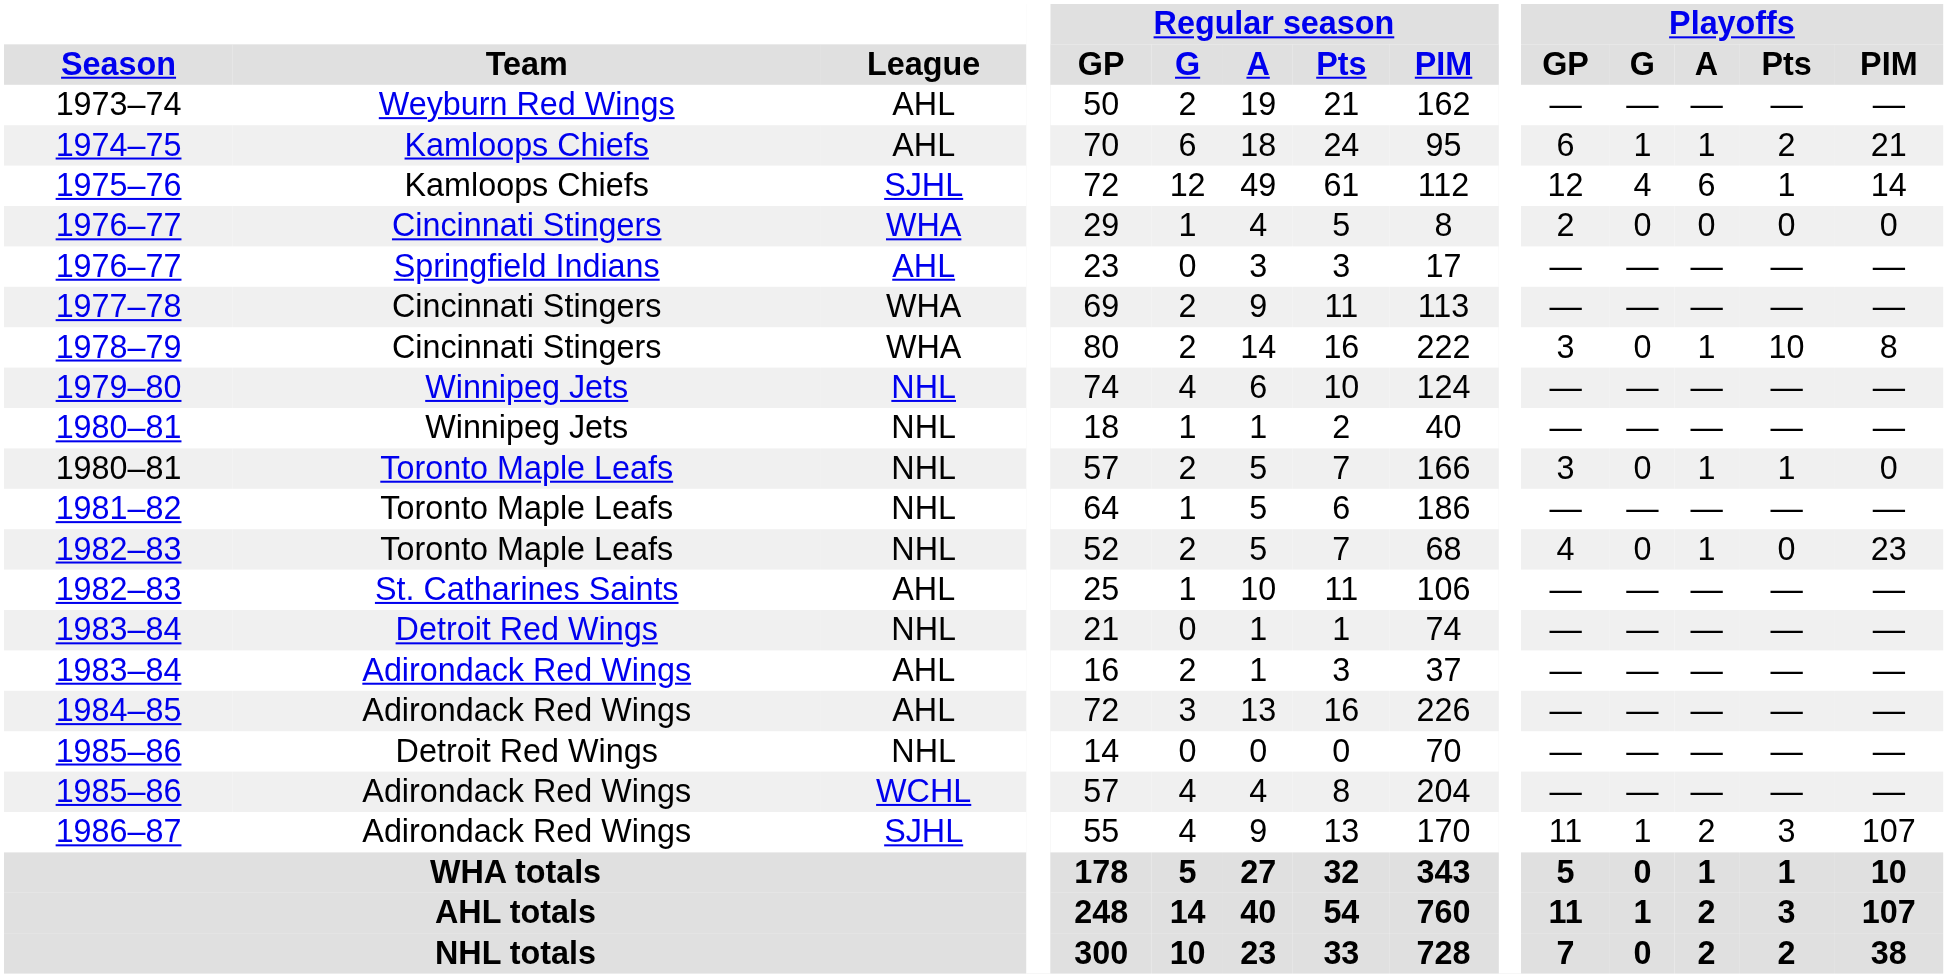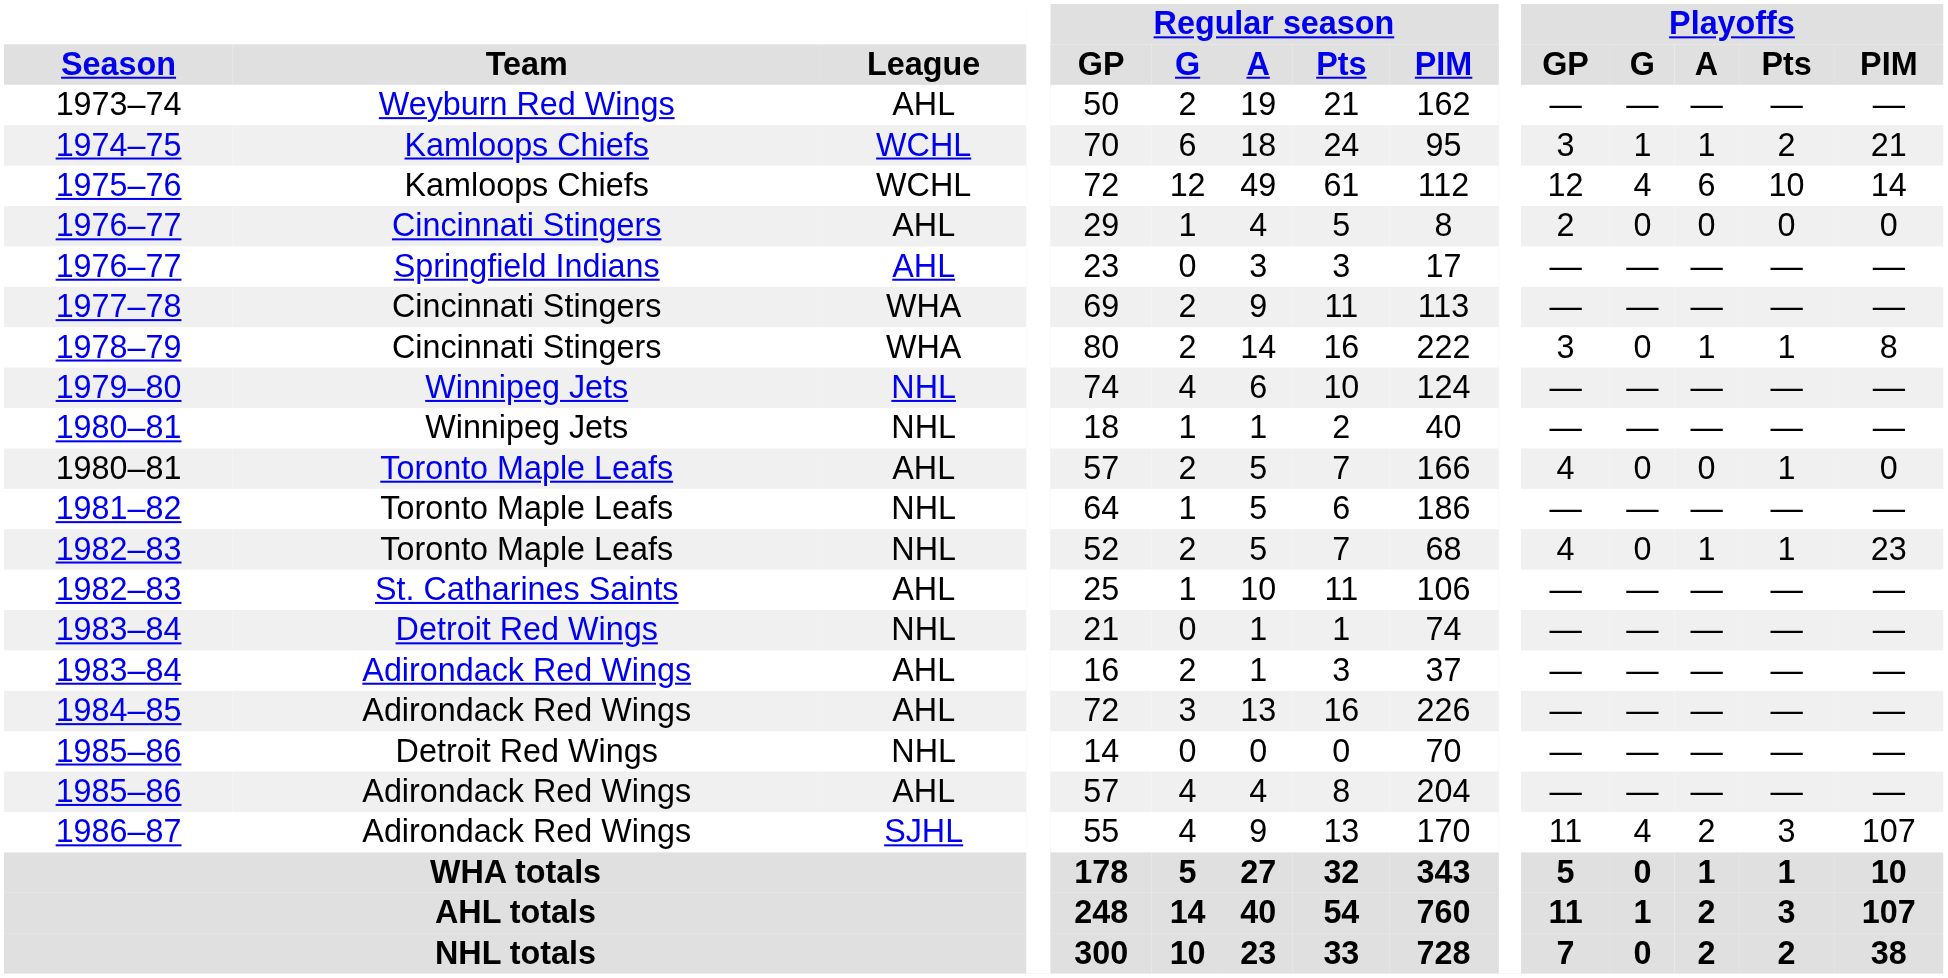(924, 144) AHL -> (924, 144) WCHL
(1566, 144) 6 -> (1566, 144) 3
(924, 185) SJHL -> (924, 185) WCHL
(1787, 185) 1 -> (1787, 185) 10
(924, 225) WHA -> (924, 225) AHL
(1787, 346) 10 -> (1787, 346) 1
(924, 468) NHL -> (924, 468) AHL
(1566, 468) 3 -> (1566, 468) 4
(1707, 468) 1 -> (1707, 468) 0
(1787, 548) 0 -> (1787, 548) 1
(924, 791) WCHL -> (924, 791) AHL
(1642, 831) 1 -> (1642, 831) 4
